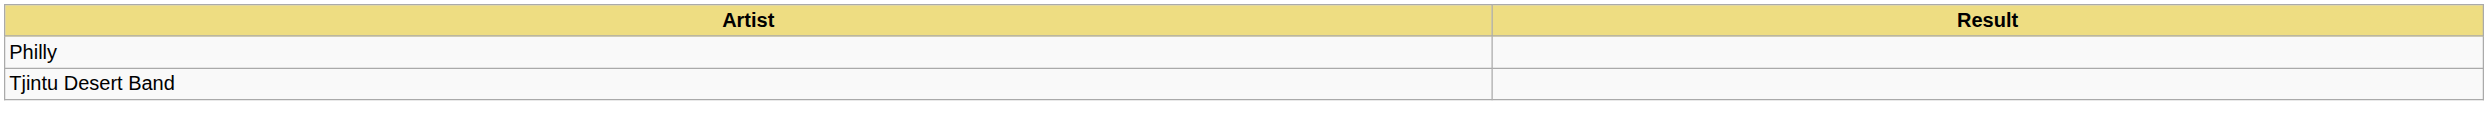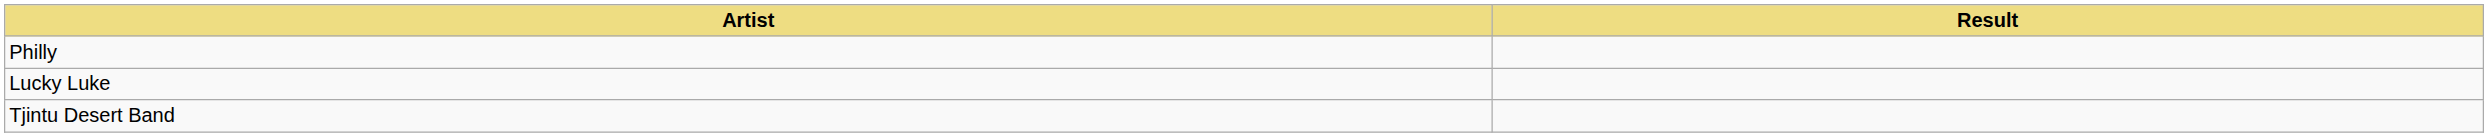+ row: (60, 83)
